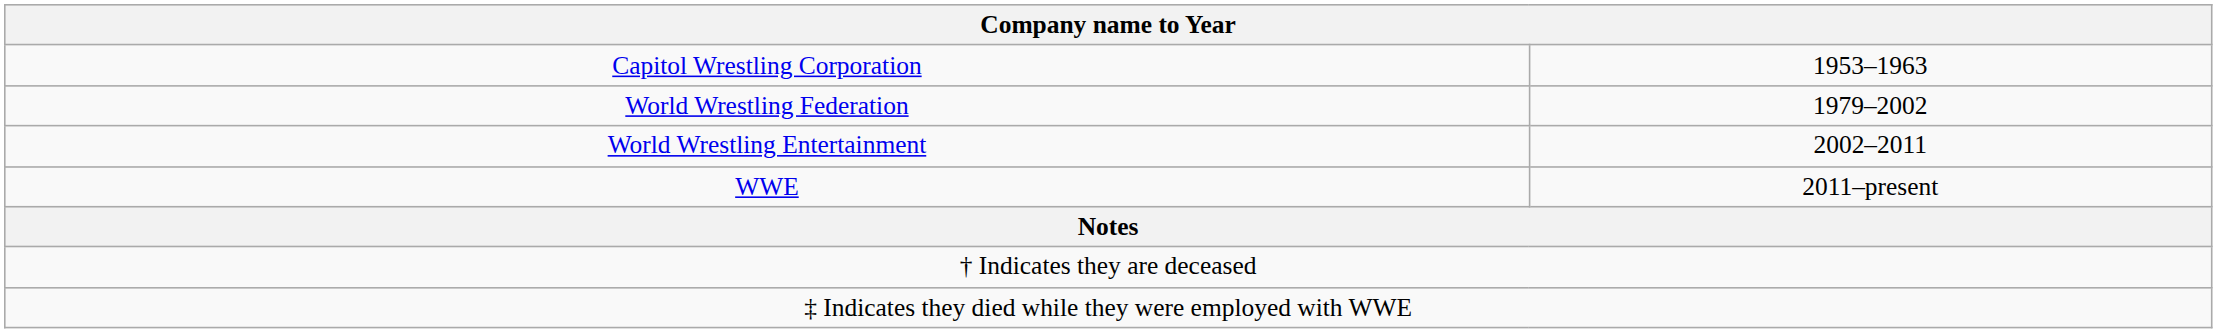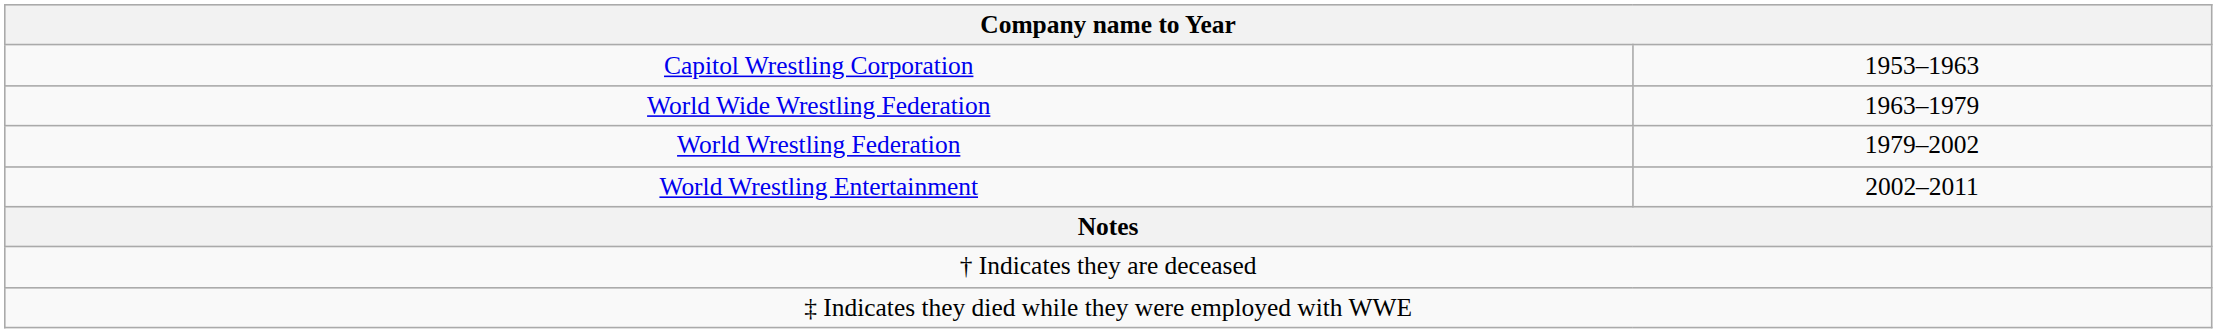+ row: (819, 105)
- row: (767, 186)
